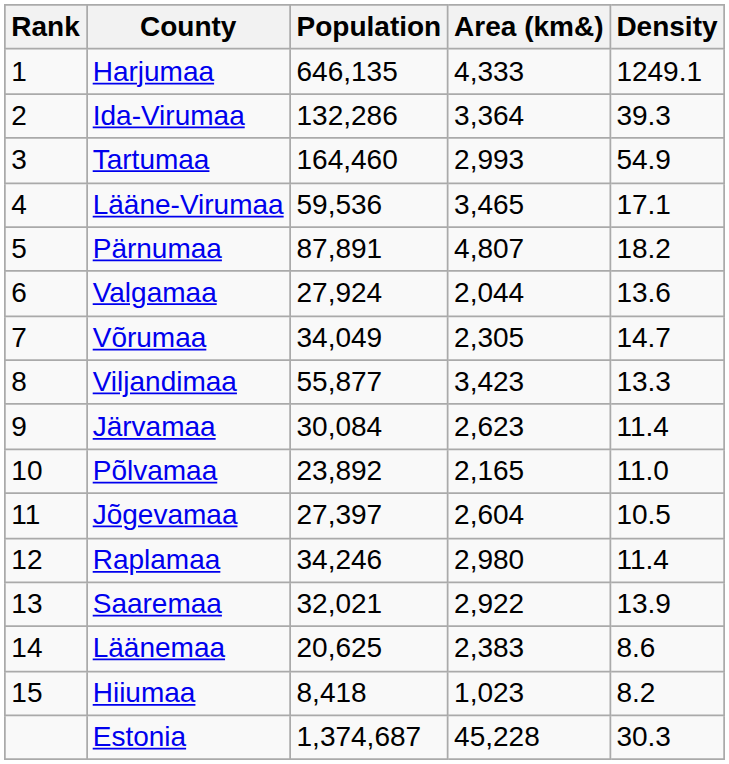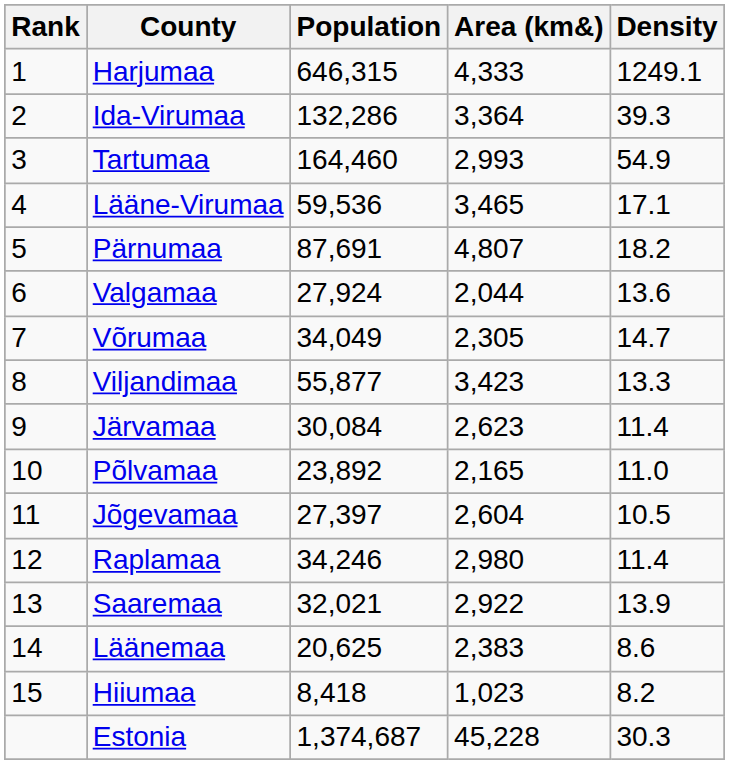(347, 71) 646,135 -> (347, 71) 646,315
(339, 248) 87,891 -> (339, 248) 87,691
